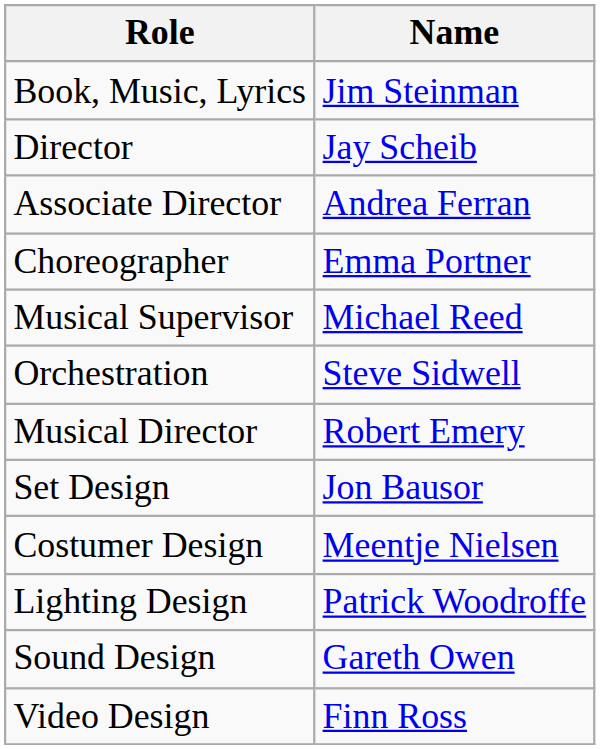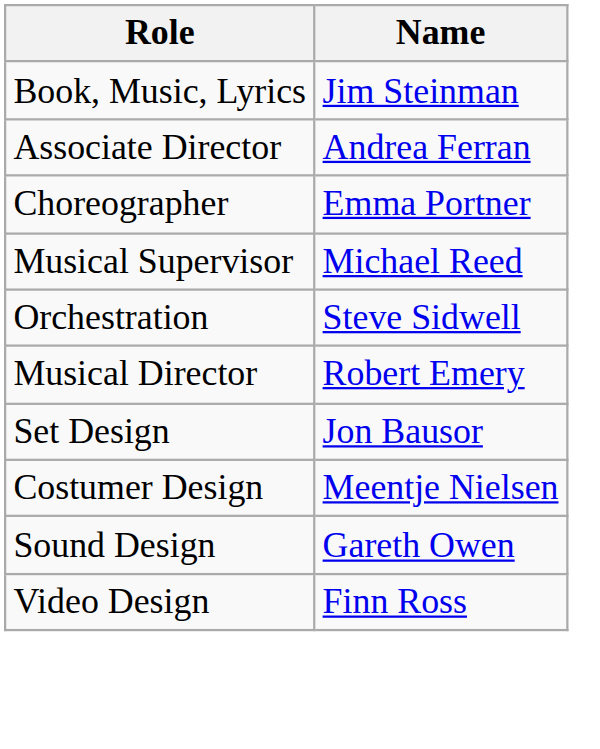- row: (73, 146)
- row: (130, 601)
